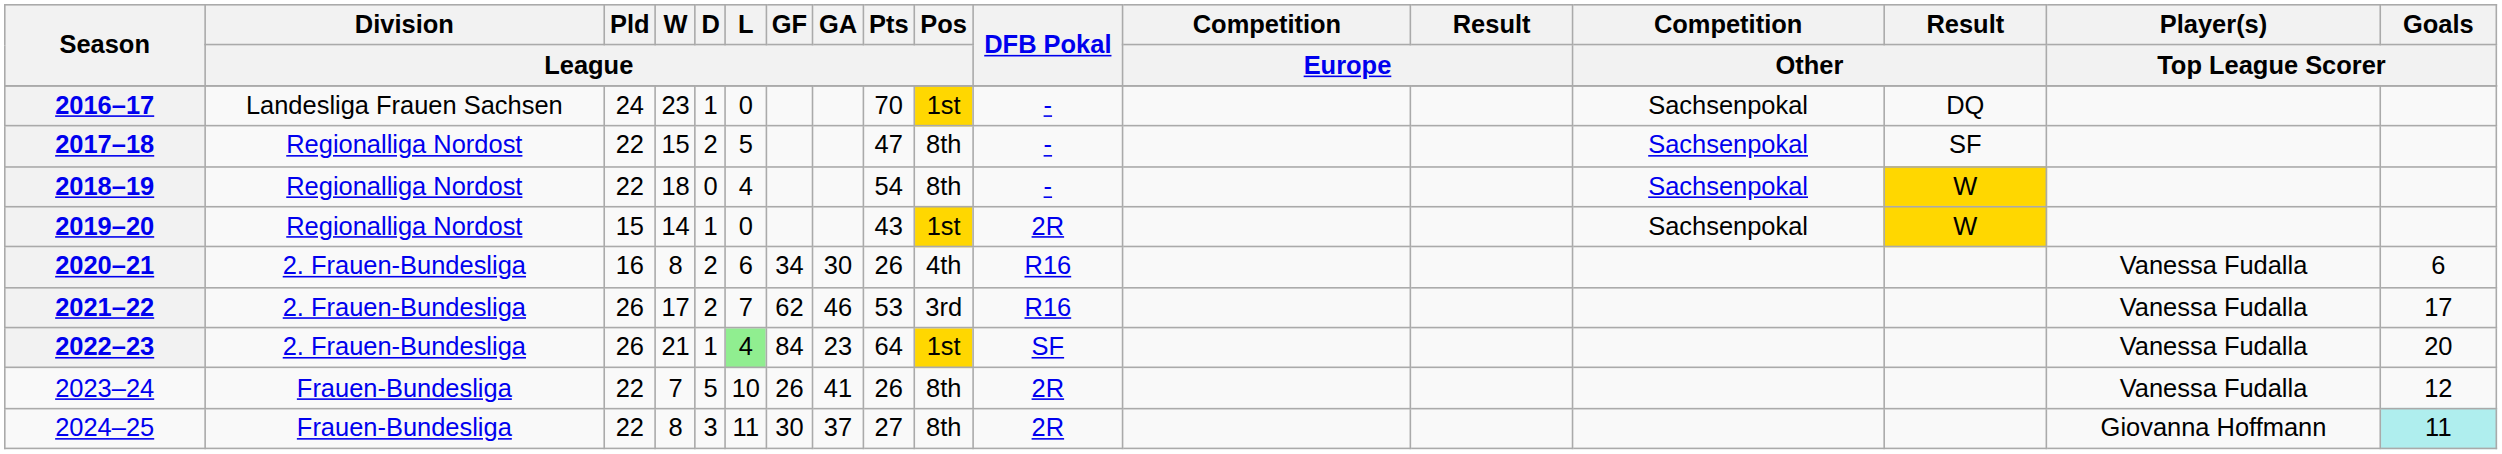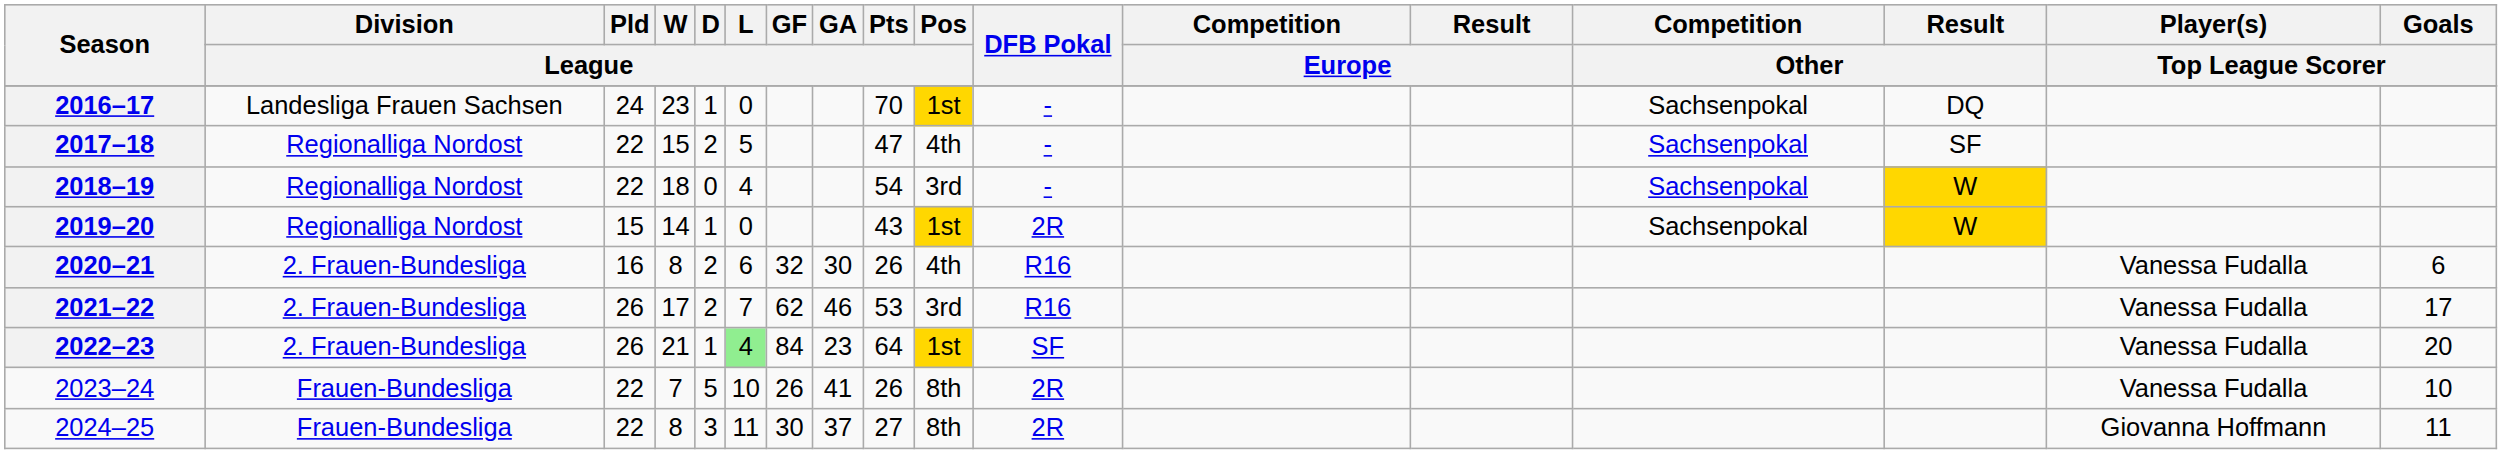(944, 145) 8th -> (944, 145) 4th
(944, 186) 8th -> (944, 186) 3rd
(789, 266) 34 -> (789, 266) 32
(2438, 387) 12 -> (2438, 387) 10
(2438, 428) paleturquoise background -> (2438, 428) no background
